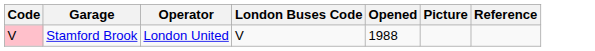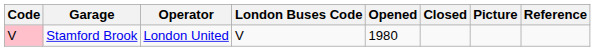+ column: (445, 14)
(383, 35) 1988 -> (383, 35) 1980
